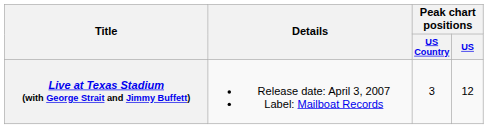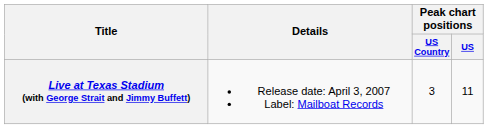(468, 91) 12 -> (468, 91) 11
